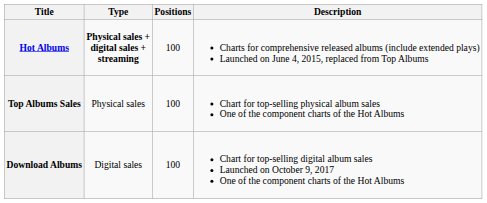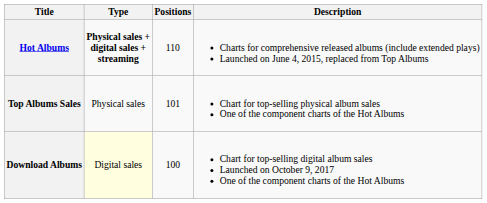(173, 47) 100 -> (173, 47) 110
(173, 103) 100 -> (173, 103) 101
(118, 165) no background -> (118, 165) lightyellow background
